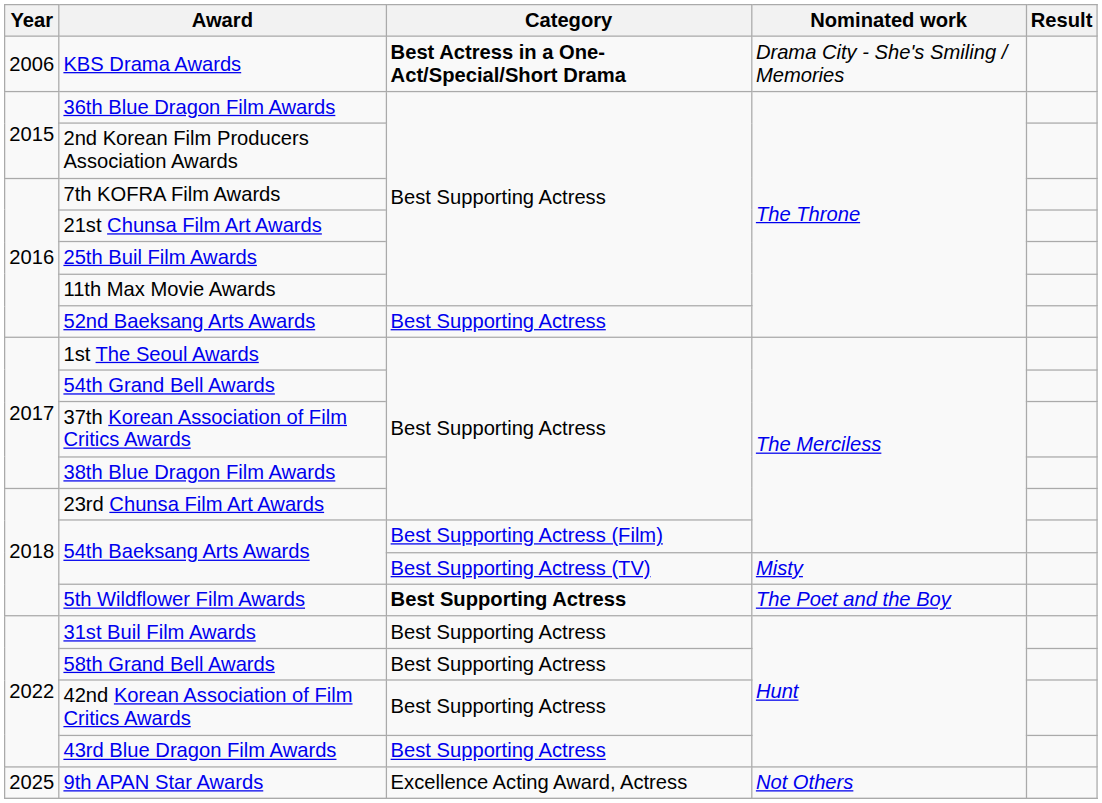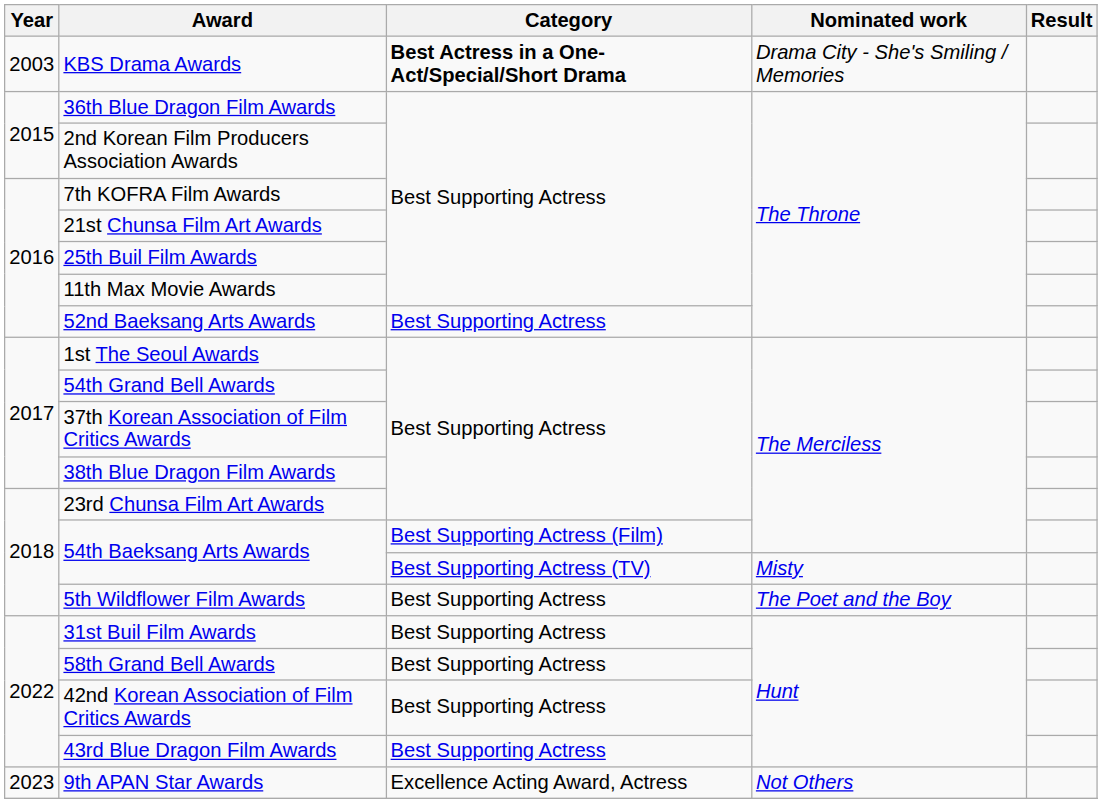(32, 63) 2006 -> (32, 63) 2003
(508, 600) bold -> (498, 600) normal
(32, 782) 2025 -> (32, 782) 2023
